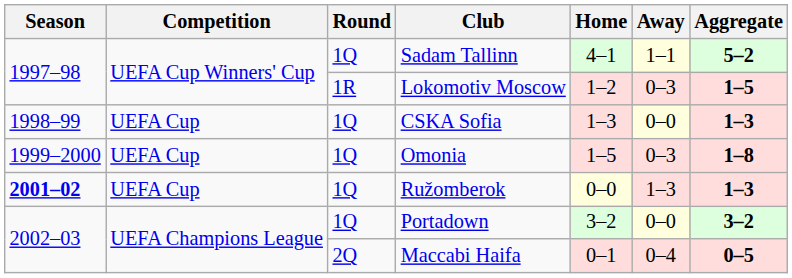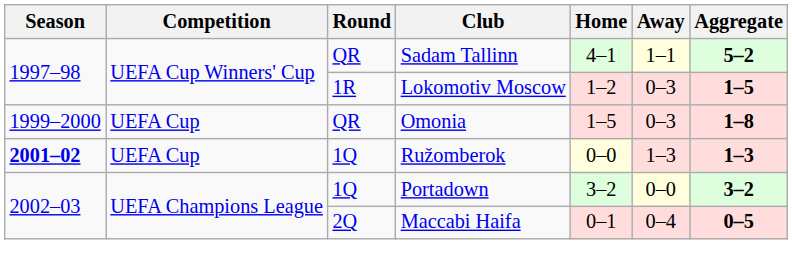(345, 55) 1Q -> (347, 55) QR
- row: (451, 122)
(345, 155) 1Q -> (347, 122) QR
